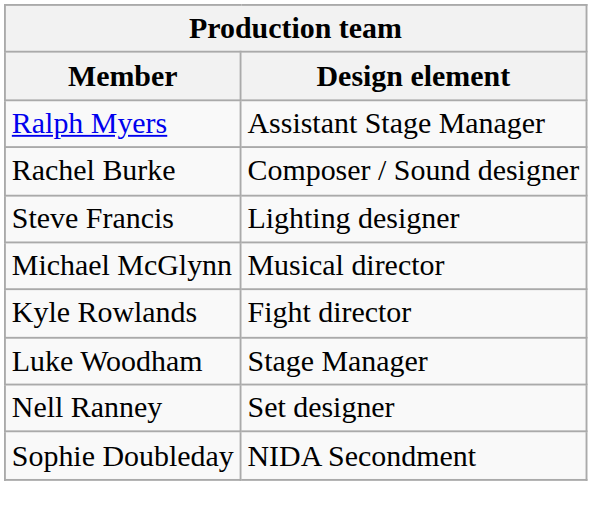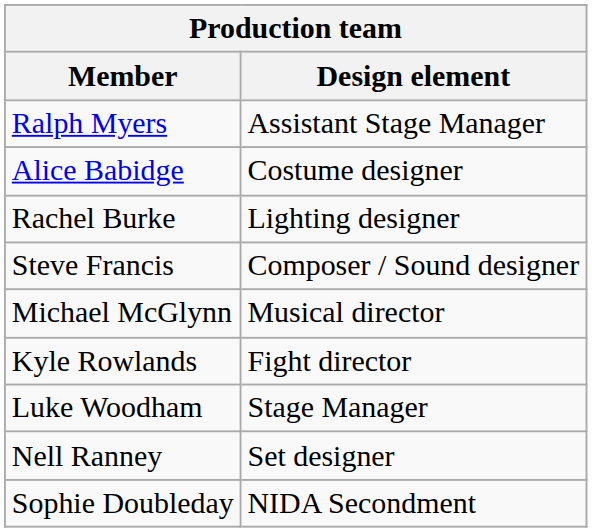+ row: (98, 170)
(413, 170) Composer / Sound designer -> (353, 218) Lighting designer
(353, 218) Lighting designer -> (413, 265) Composer / Sound designer
